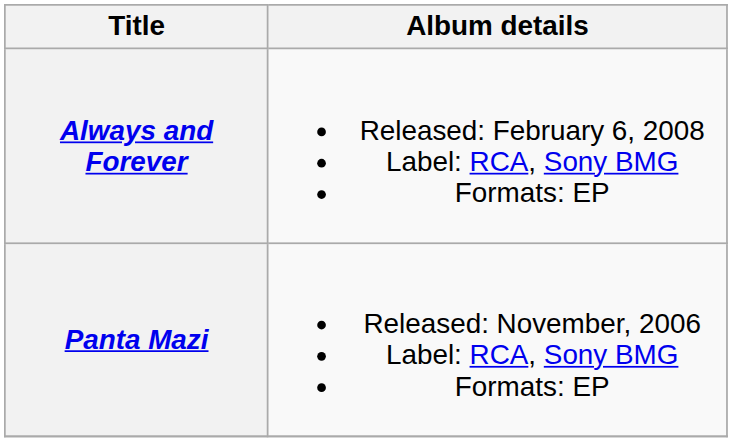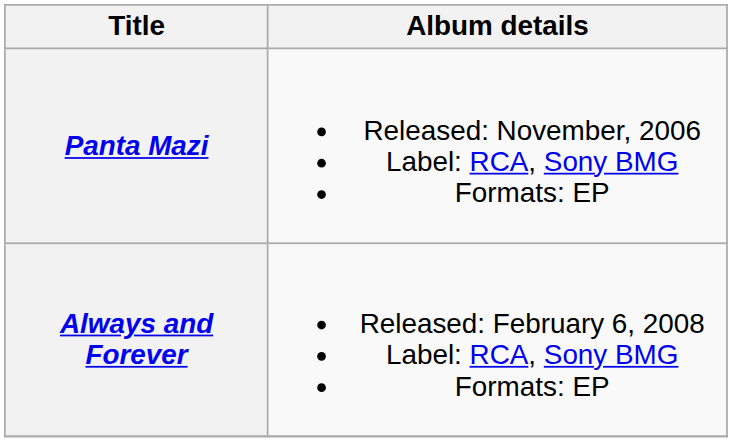rows swapped: (137, 339) <-> (137, 145)
